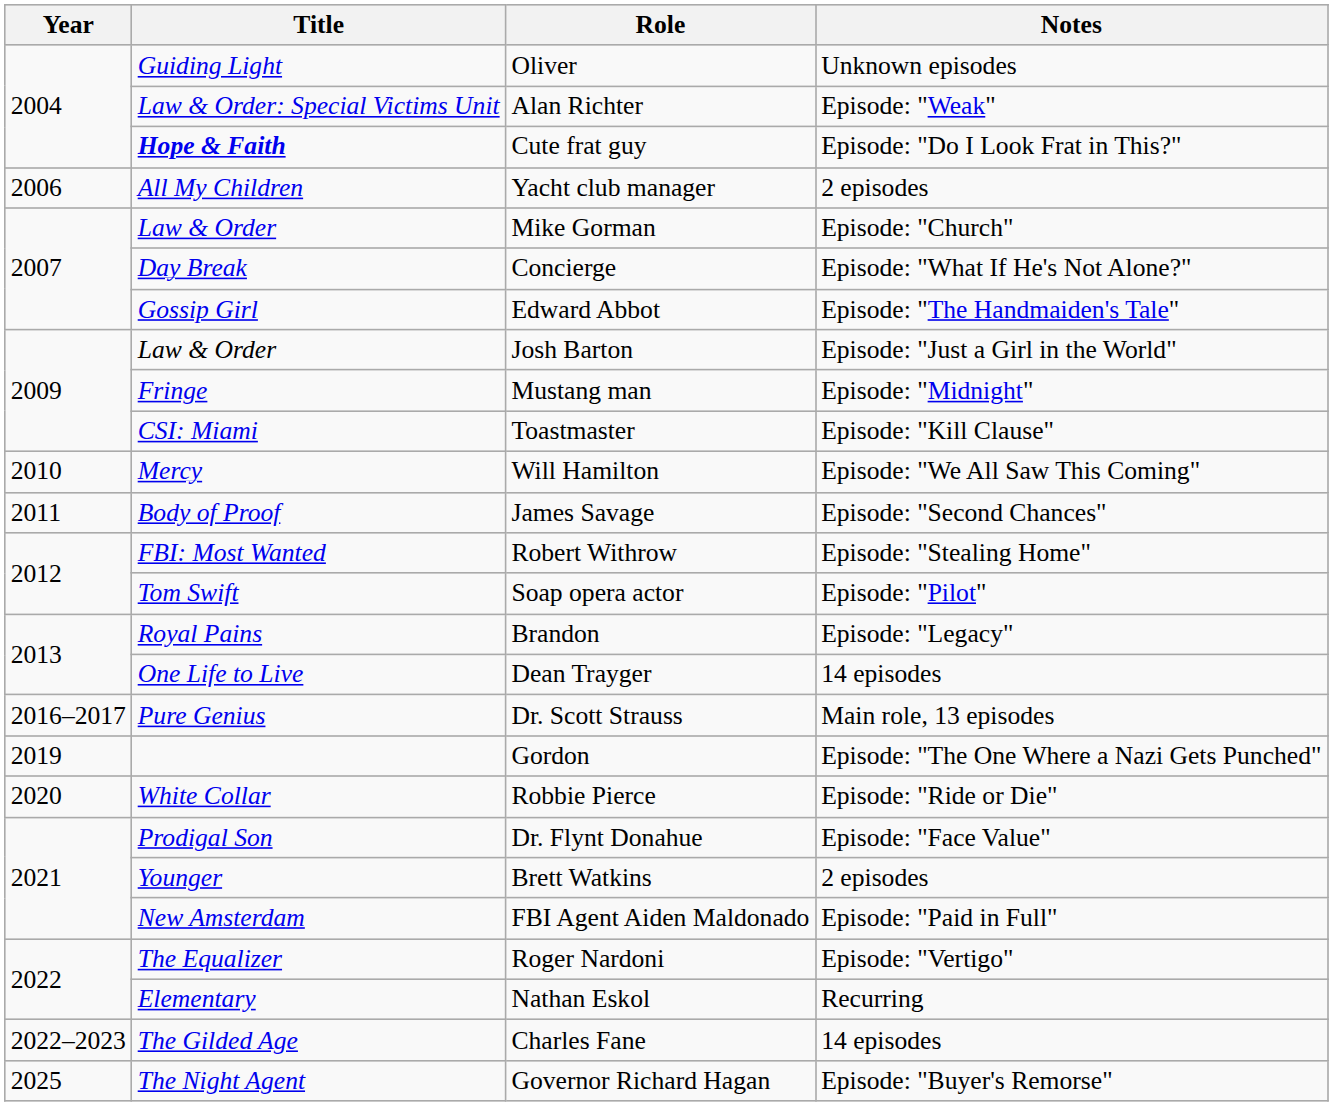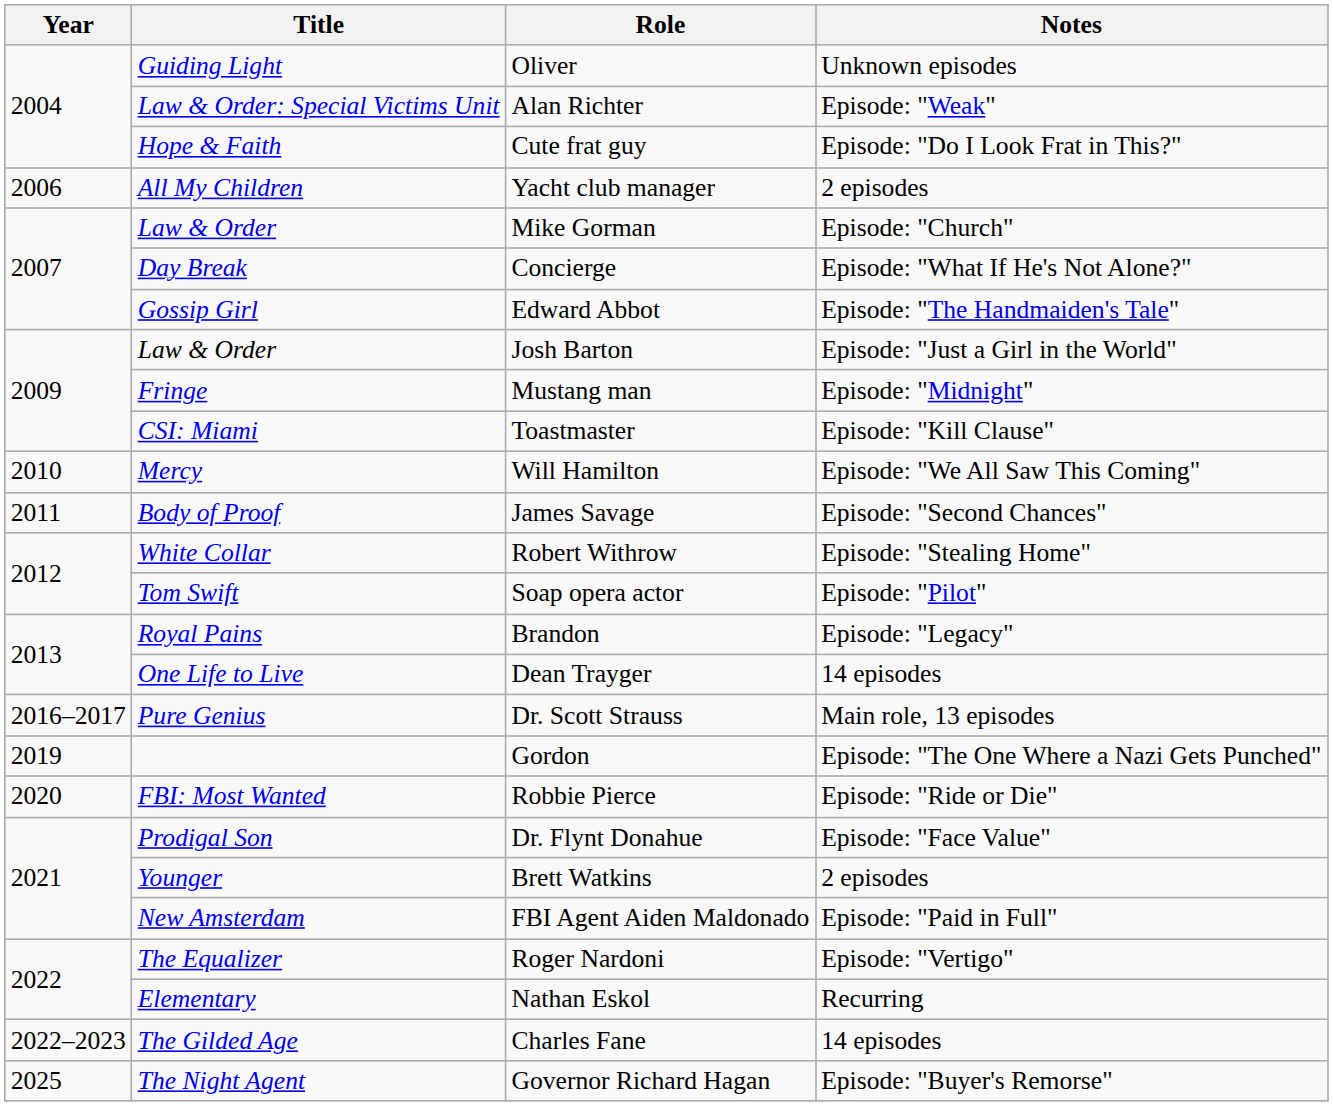(212, 146) bold -> (210, 146) normal
(232, 552) FBI: Most Wanted -> (204, 552) White Collar
(204, 796) White Collar -> (232, 796) FBI: Most Wanted
